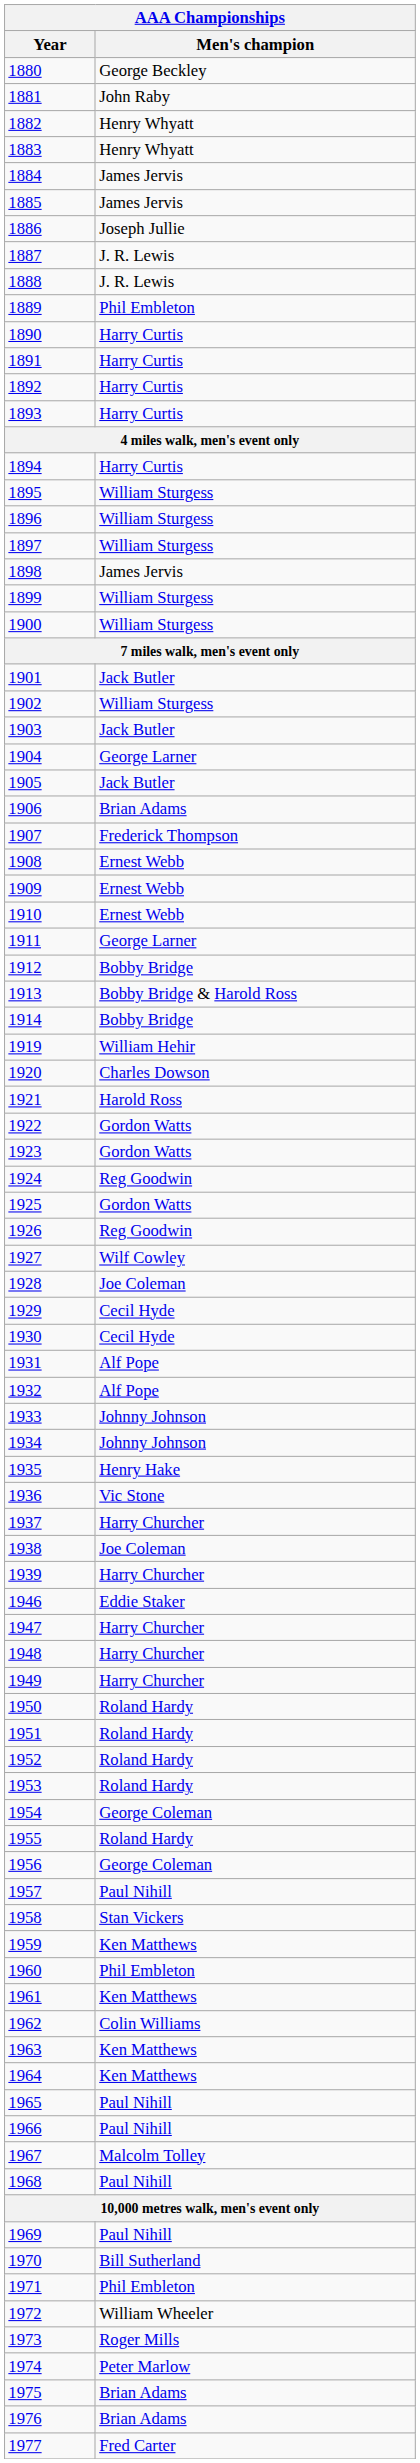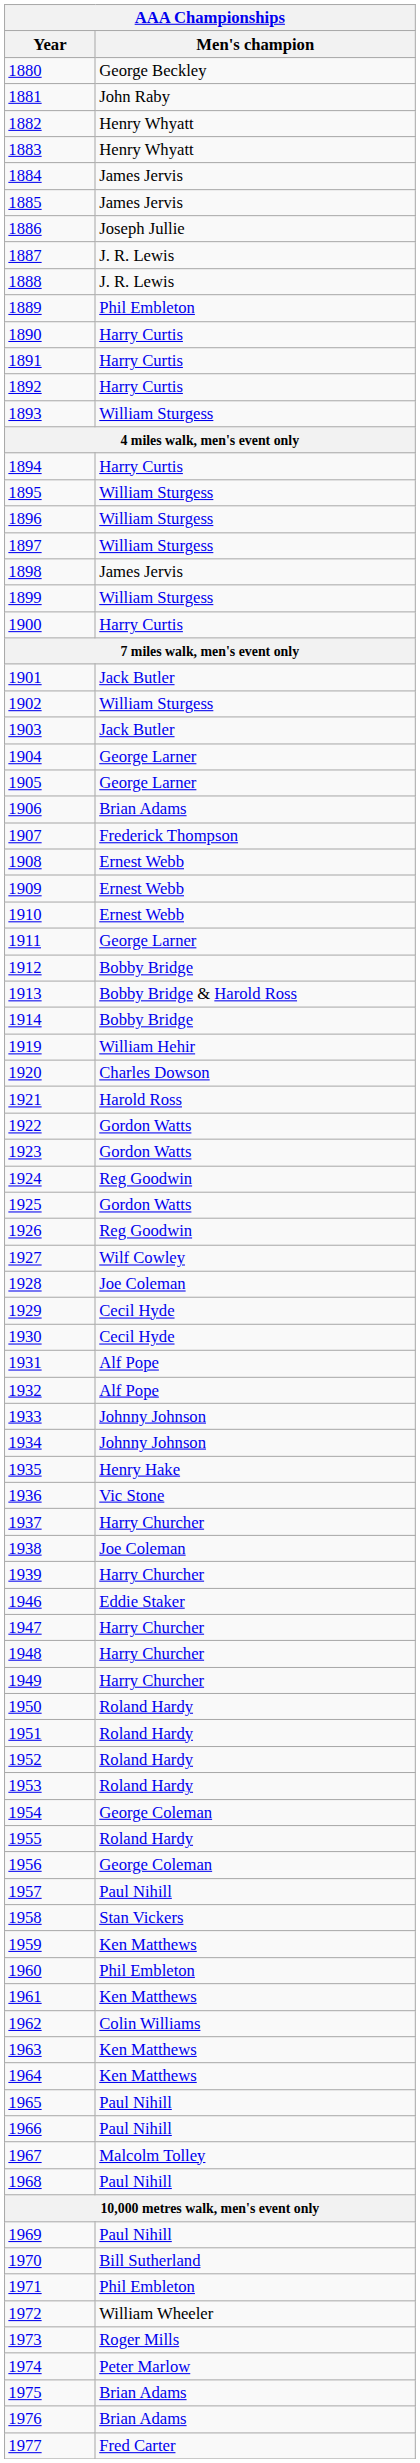(141, 413) Harry Curtis -> (156, 413) William Sturgess
(156, 624) William Sturgess -> (141, 624) Harry Curtis
(137, 783) Jack Butler -> (148, 783) George Larner
